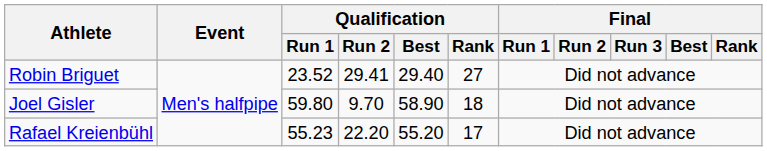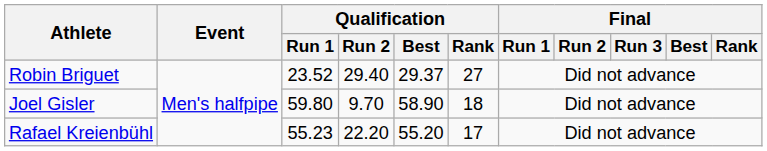(366, 75) 29.41 -> (366, 75) 29.40
(421, 75) 29.40 -> (421, 75) 29.37
